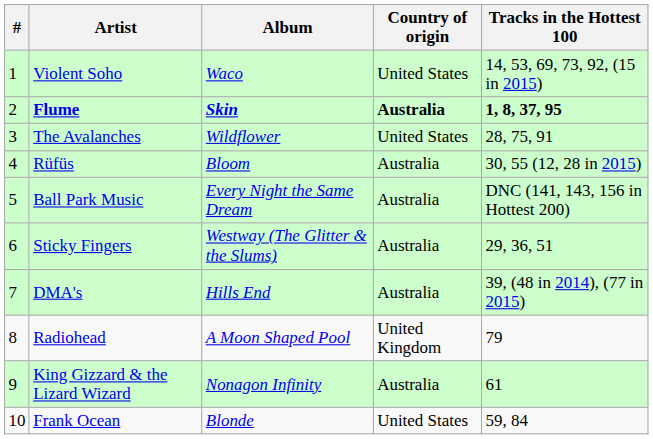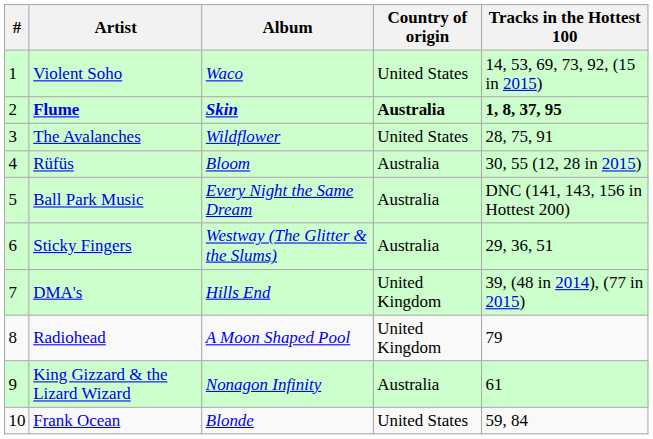(408, 292) Australia -> (409, 292) United Kingdom
